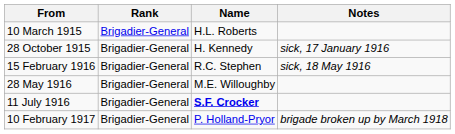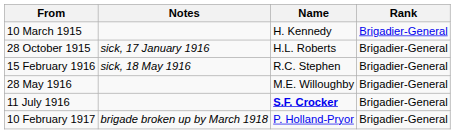columns swapped: (145, 13) <-> (364, 13)
(226, 31) H.L. Roberts -> (302, 31) H. Kennedy
(223, 48) H. Kennedy -> (305, 48) H.L. Roberts
